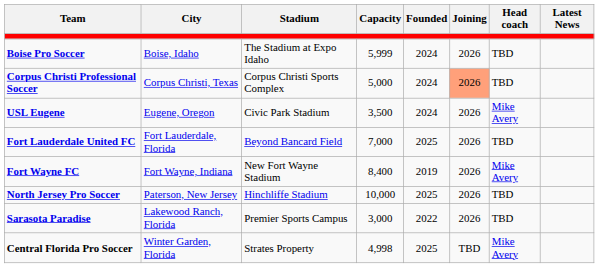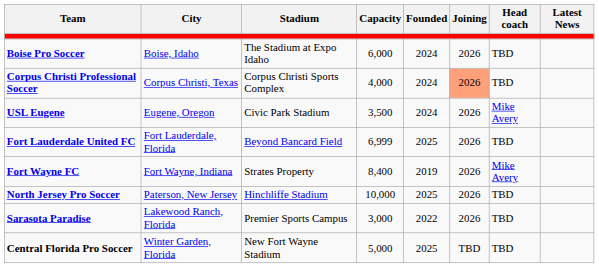(380, 53) 5,999 -> (380, 53) 6,000
(380, 83) 5,000 -> (380, 83) 4,000
(380, 142) 7,000 -> (380, 142) 6,999
(281, 171) New Fort Wayne Stadium -> (279, 171) Strates Property
(279, 247) Strates Property -> (281, 247) New Fort Wayne Stadium
(380, 247) 4,998 -> (380, 247) 5,000
(505, 247) Mike Avery -> (503, 247) TBD
